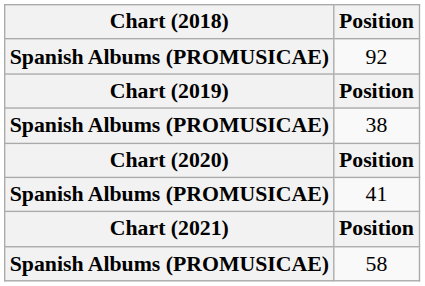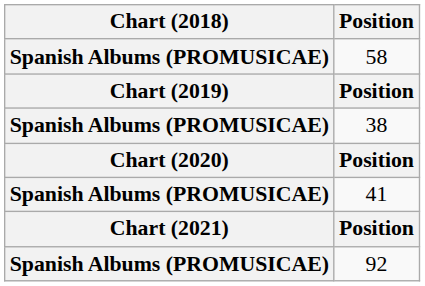rows swapped: (376, 263) <-> (376, 56)
